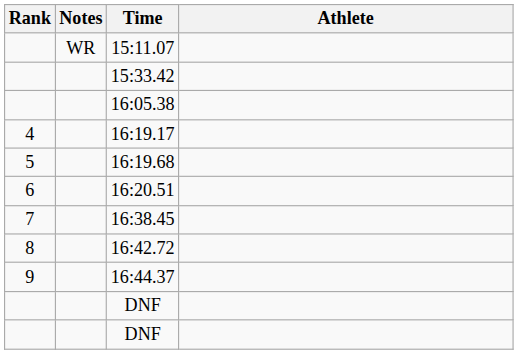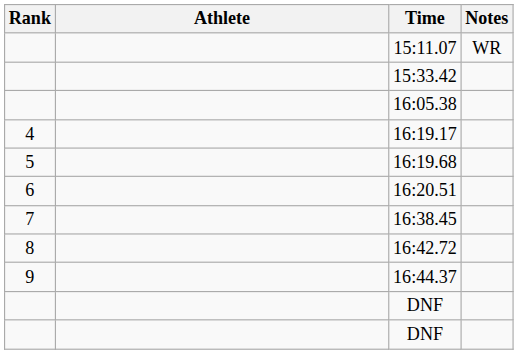columns swapped: (346, 18) <-> (81, 18)
